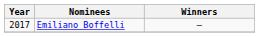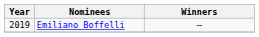(20, 25) 2017 -> (20, 25) 2019
